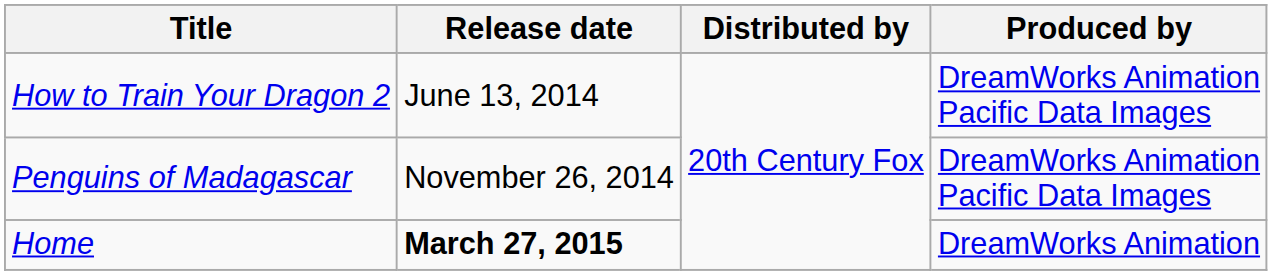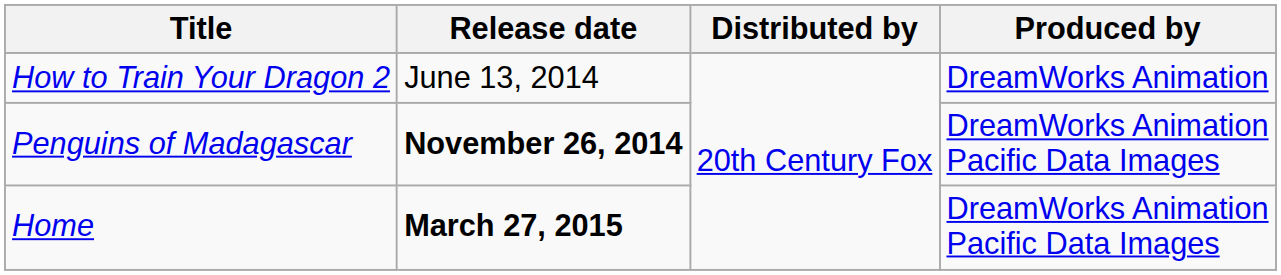(1099, 94) DreamWorks Animation Pacific Data Images -> (1108, 77) DreamWorks Animation
(539, 178) normal -> (543, 143) bold
(1099, 244) DreamWorks Animation -> (1108, 226) DreamWorks Animation Pacific Data Images
